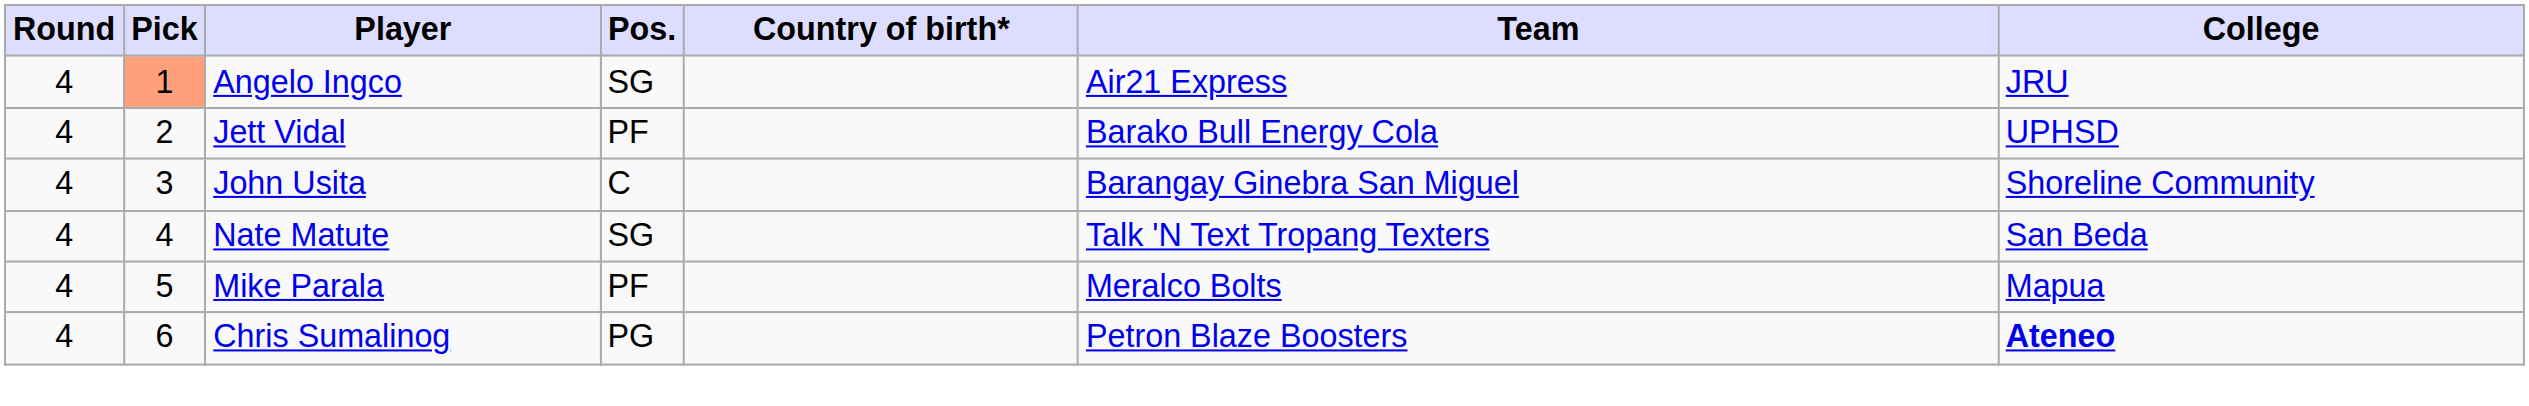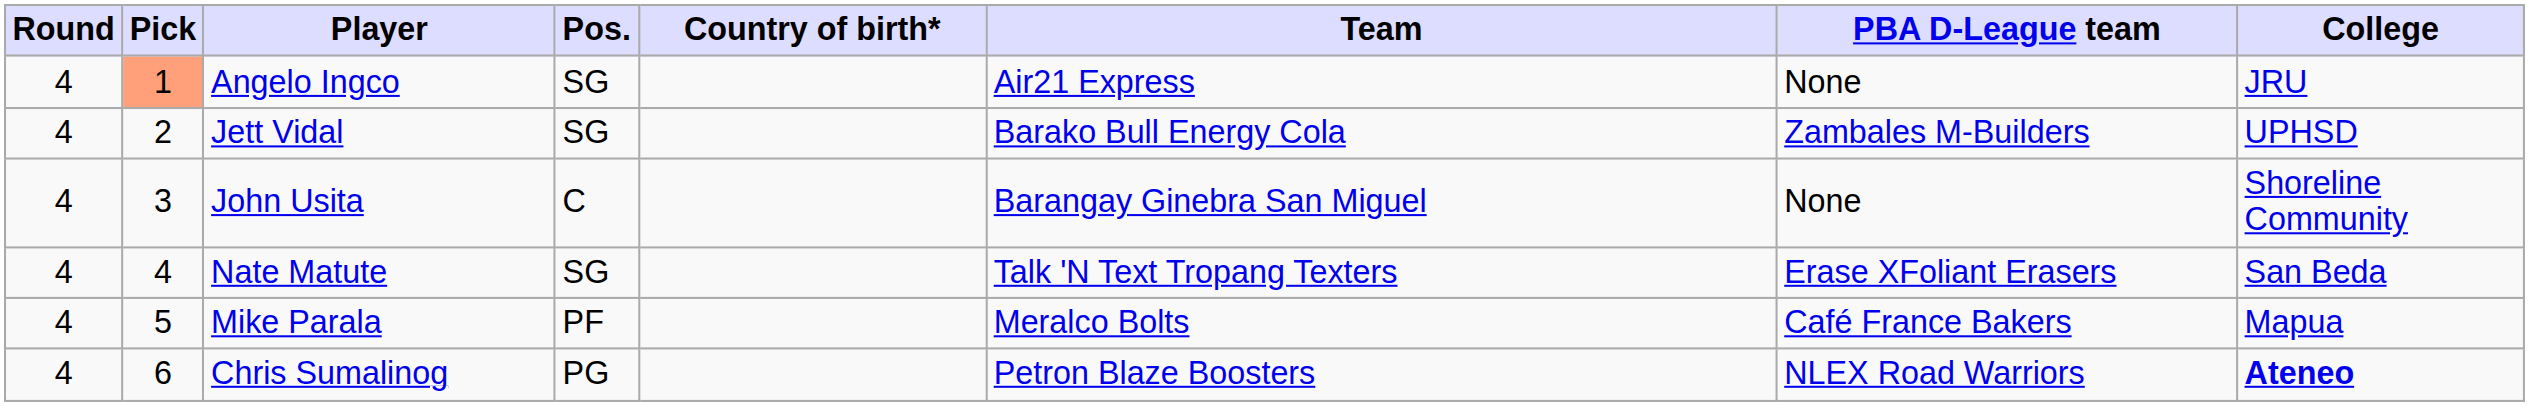+ column: (2007, 30)
(628, 132) PF -> (586, 132) SG
